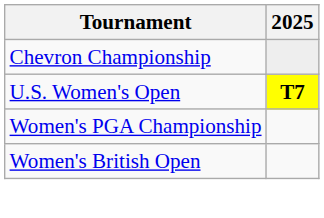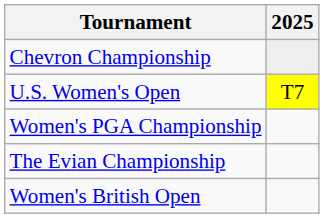(292, 91) bold -> (292, 91) normal
+ row: (117, 161)
